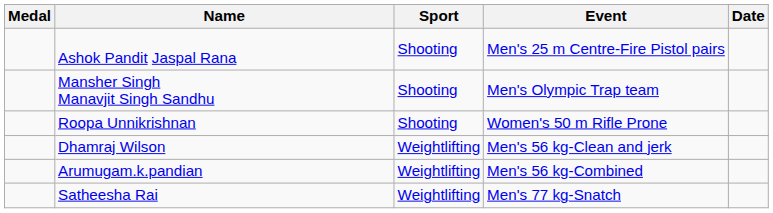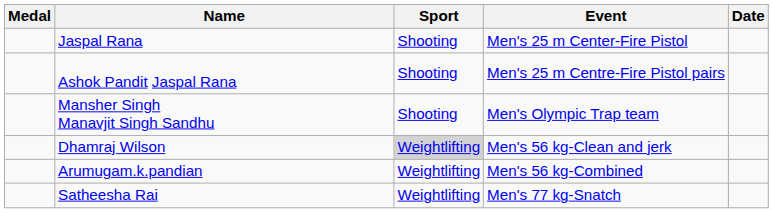+ row: (100, 40)
- row: (127, 123)
(439, 147) no background -> (439, 147) lightgrey background
